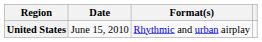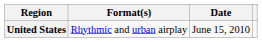columns swapped: (100, 12) <-> (192, 12)
